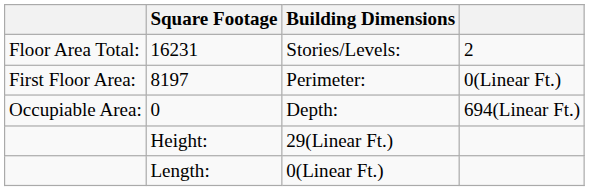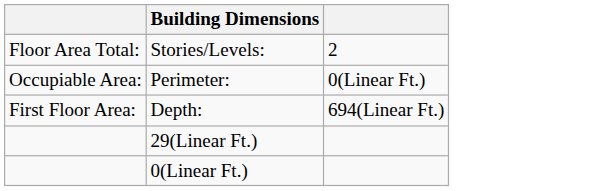- column: (214, 19)
(72, 79) First Floor Area: -> (75, 79) Occupiable Area:
(75, 110) Occupiable Area: -> (72, 110) First Floor Area:
